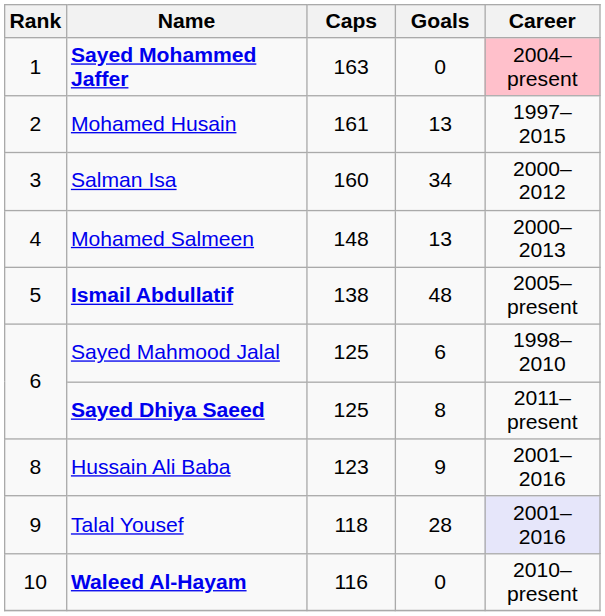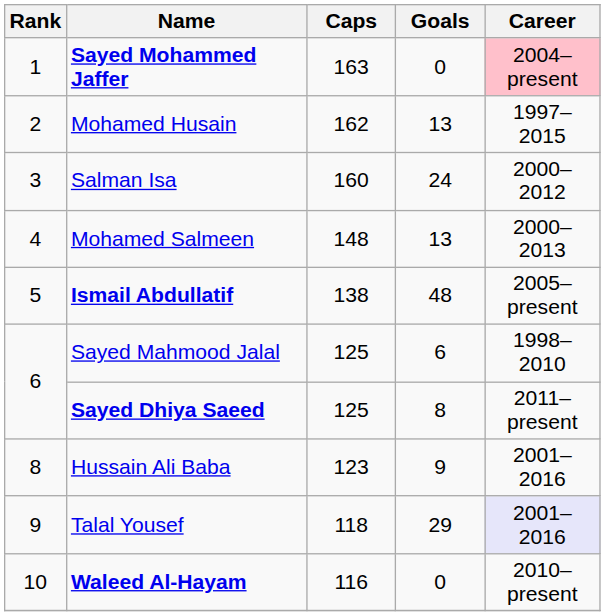(351, 123) 161 -> (351, 123) 162
(440, 181) 34 -> (440, 181) 24
(440, 524) 28 -> (440, 524) 29
